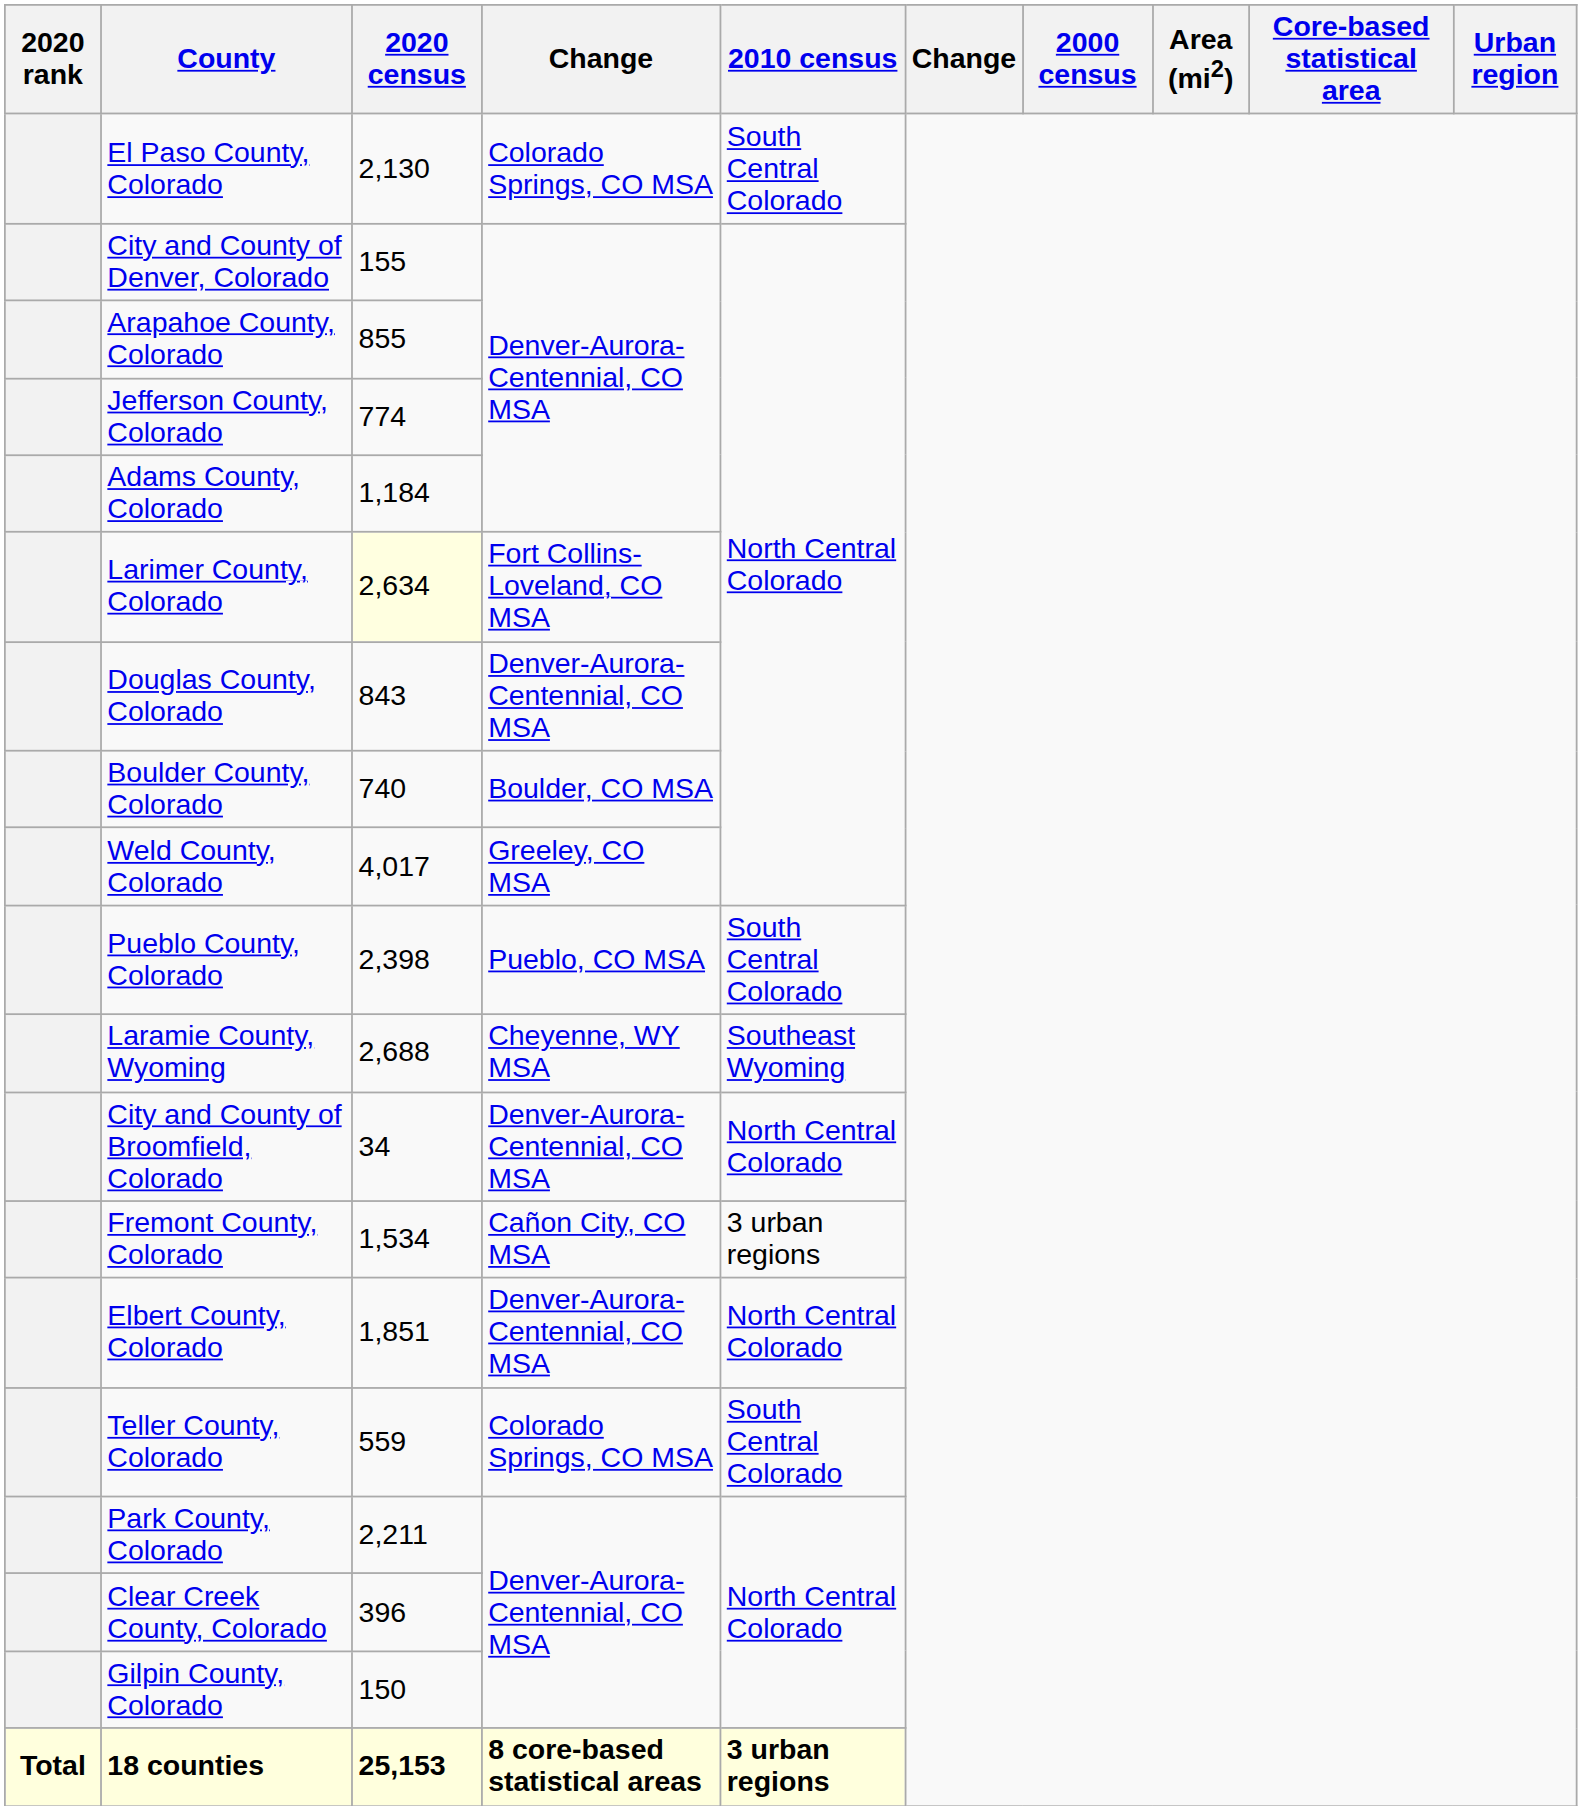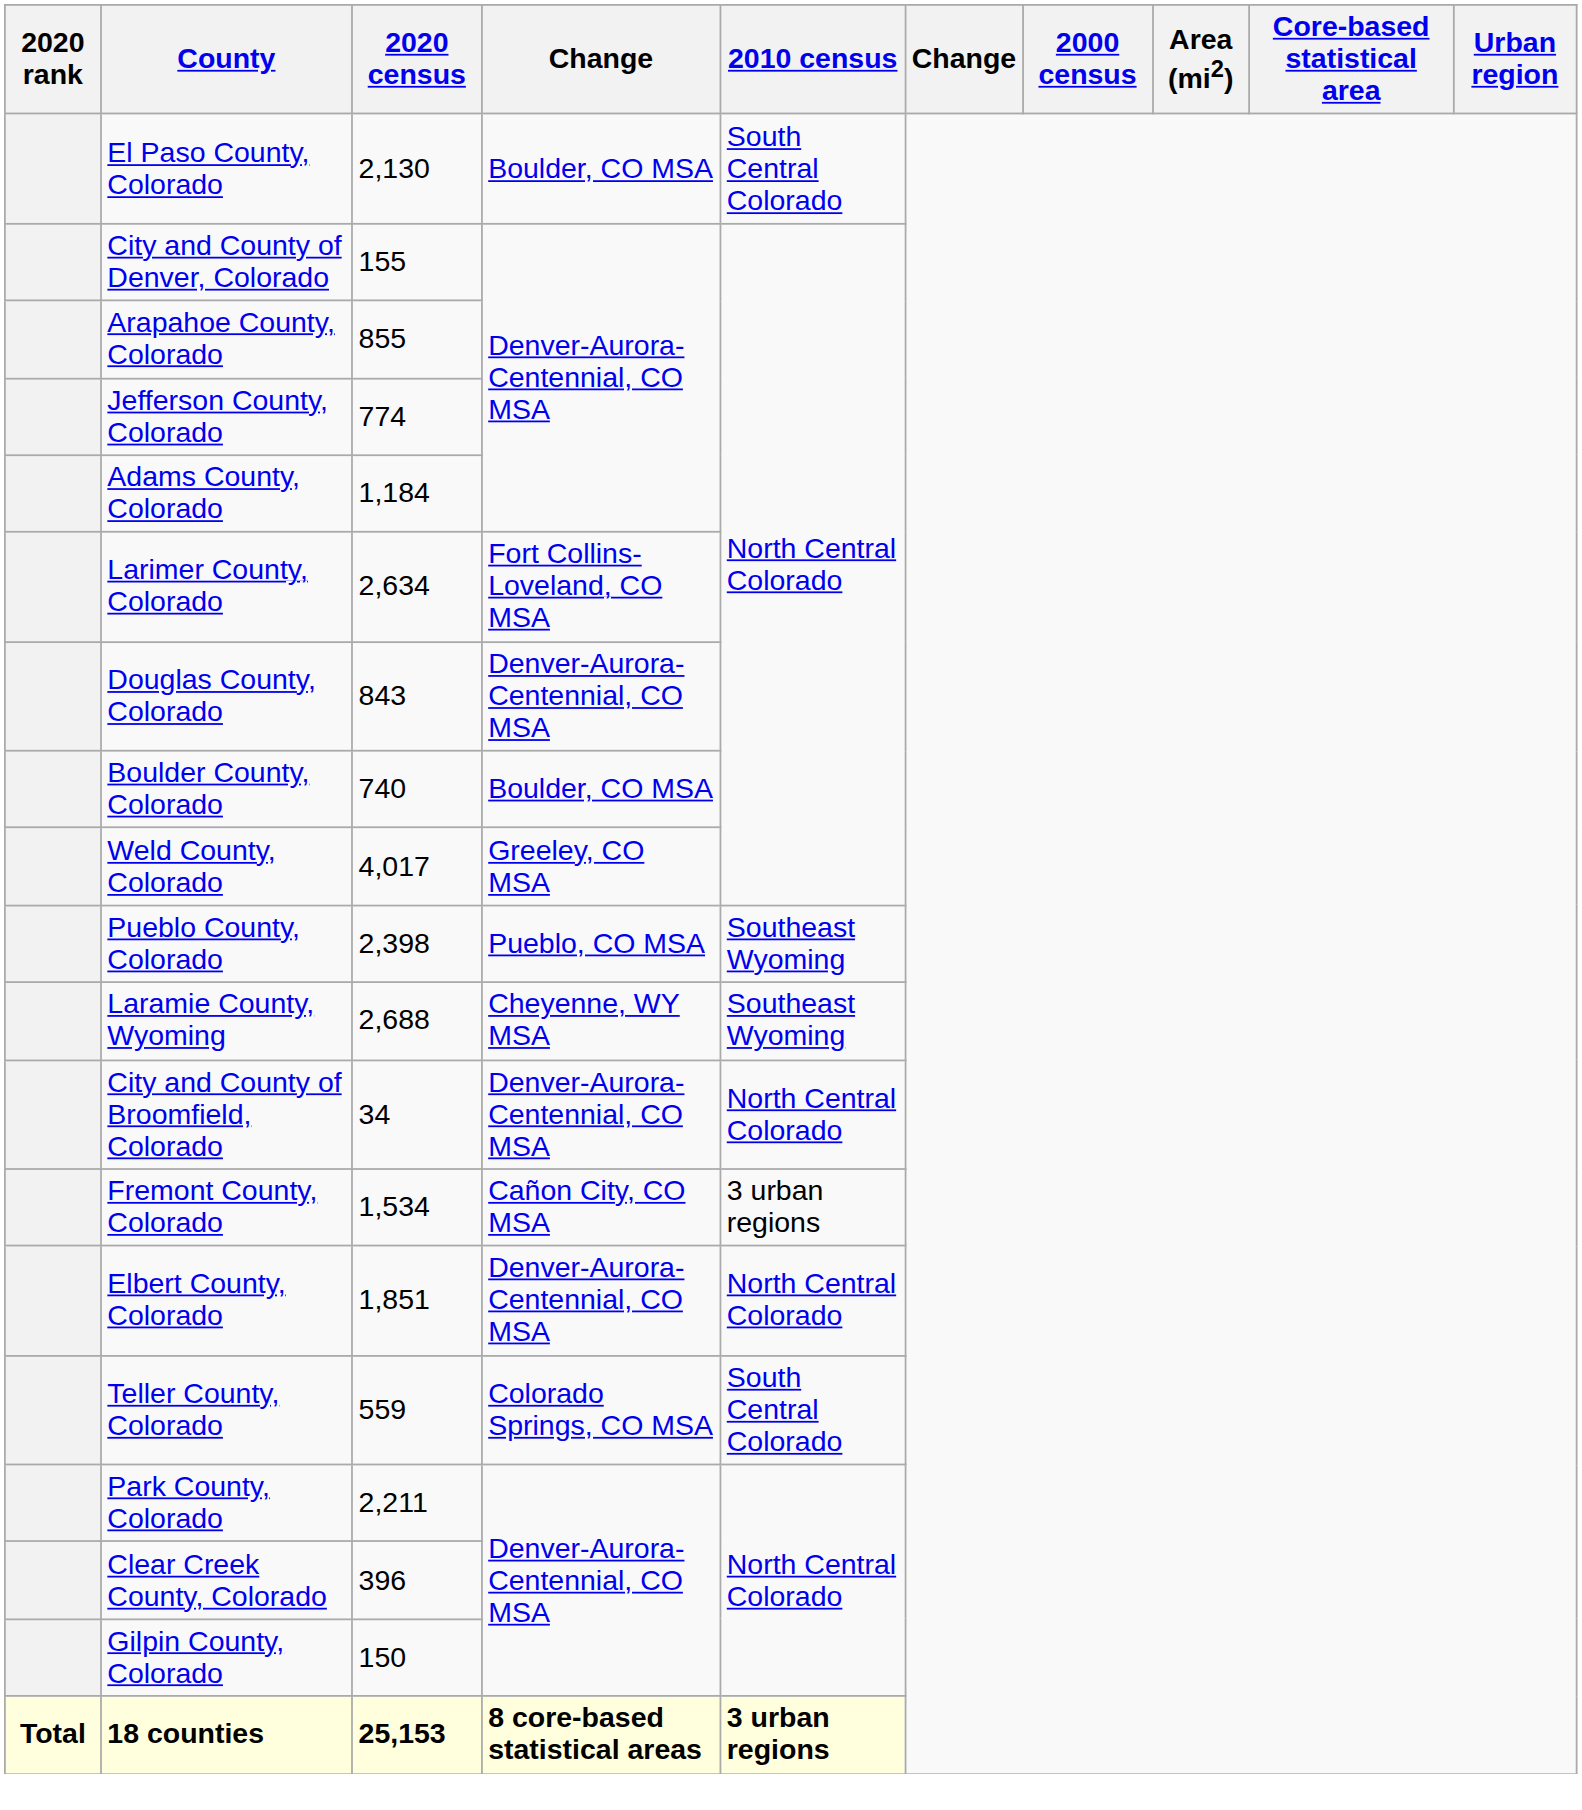(601, 168) Colorado Springs, CO MSA -> (601, 168) Boulder, CO MSA
(394, 586) lightyellow background -> (394, 586) no background
(785, 959) South Central Colorado -> (791, 943) Southeast Wyoming
